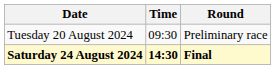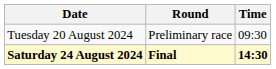columns swapped: (163, 14) <-> (226, 14)
